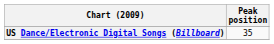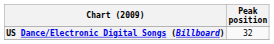(248, 33) 35 -> (248, 33) 32
